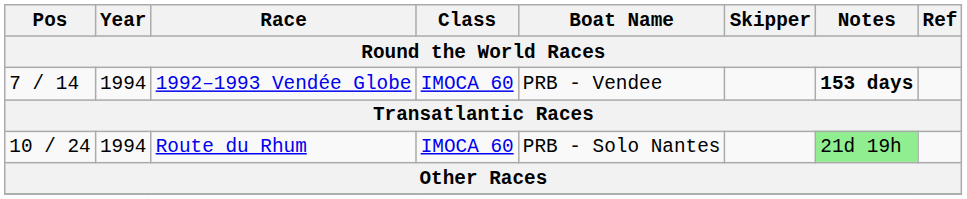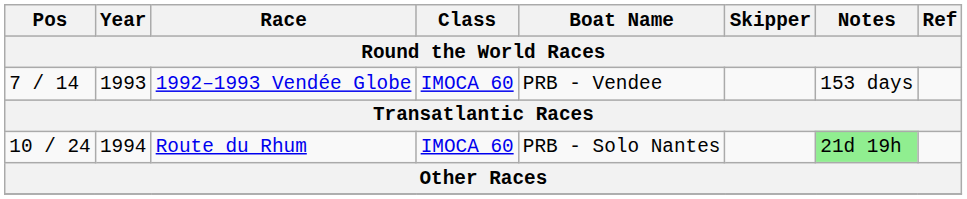(123, 84) 1994 -> (123, 84) 1993
(867, 84) bold -> (867, 84) normal
